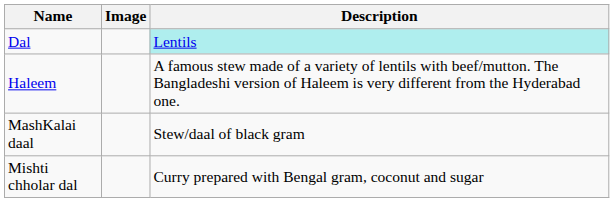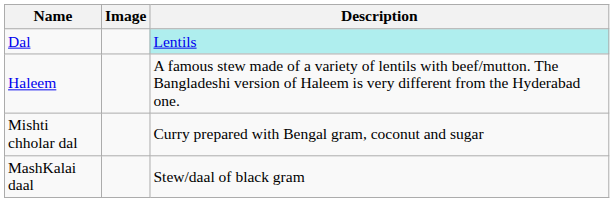rows swapped: (43, 176) <-> (42, 134)
